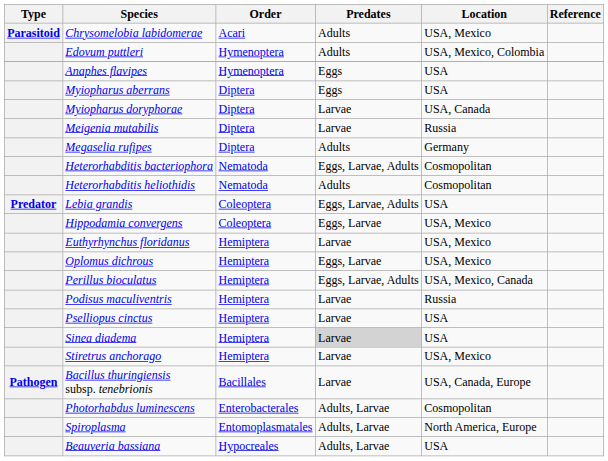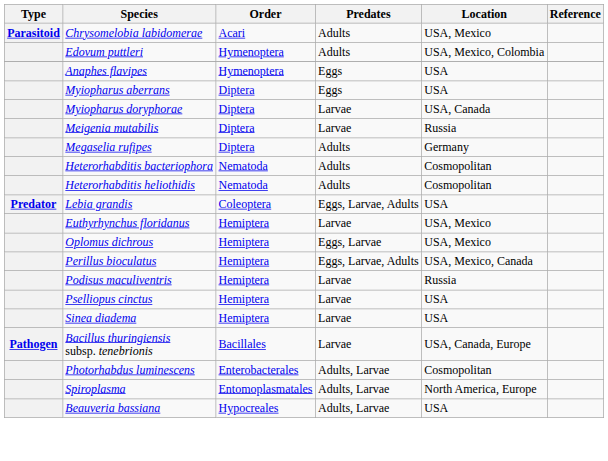(368, 166) Eggs, Larvae, Adults -> (334, 166) Adults
- row: (124, 223)
(335, 337) lightgrey background -> (335, 318) no background
- row: (113, 356)
